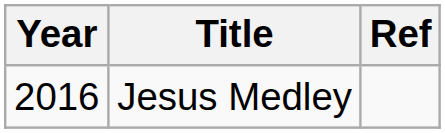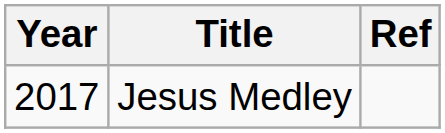(57, 95) 2016 -> (57, 95) 2017
